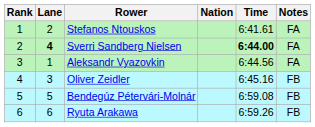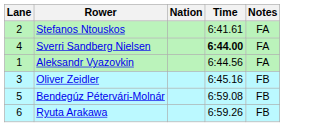- column: (20, 12)
(50, 46) bold -> (19, 46) normal
